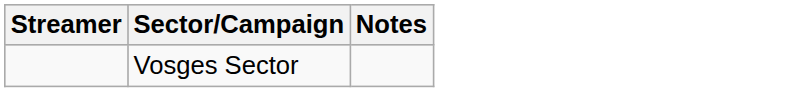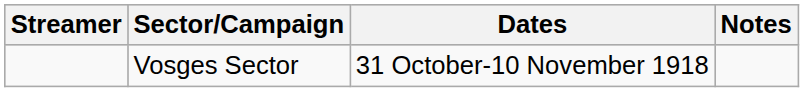+ column: (532, 24)
